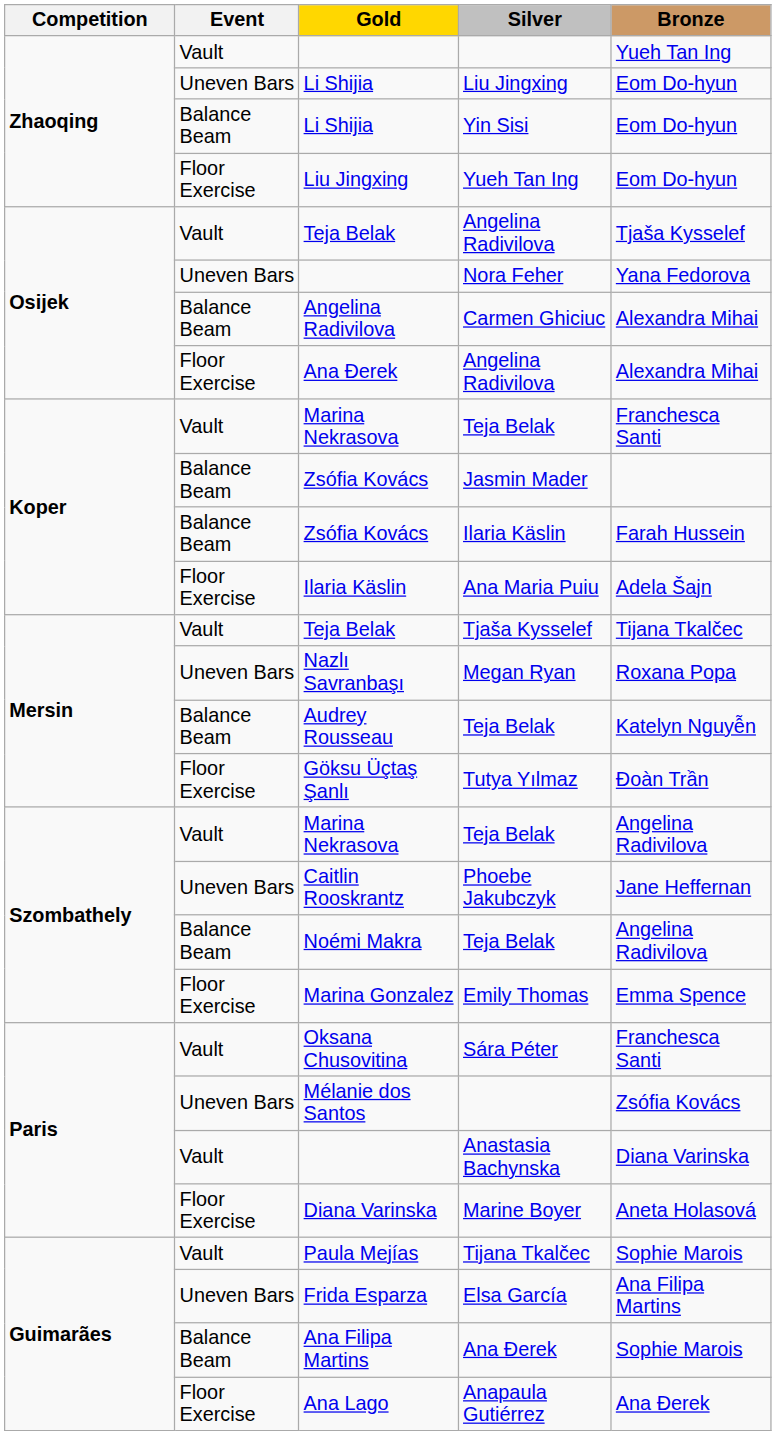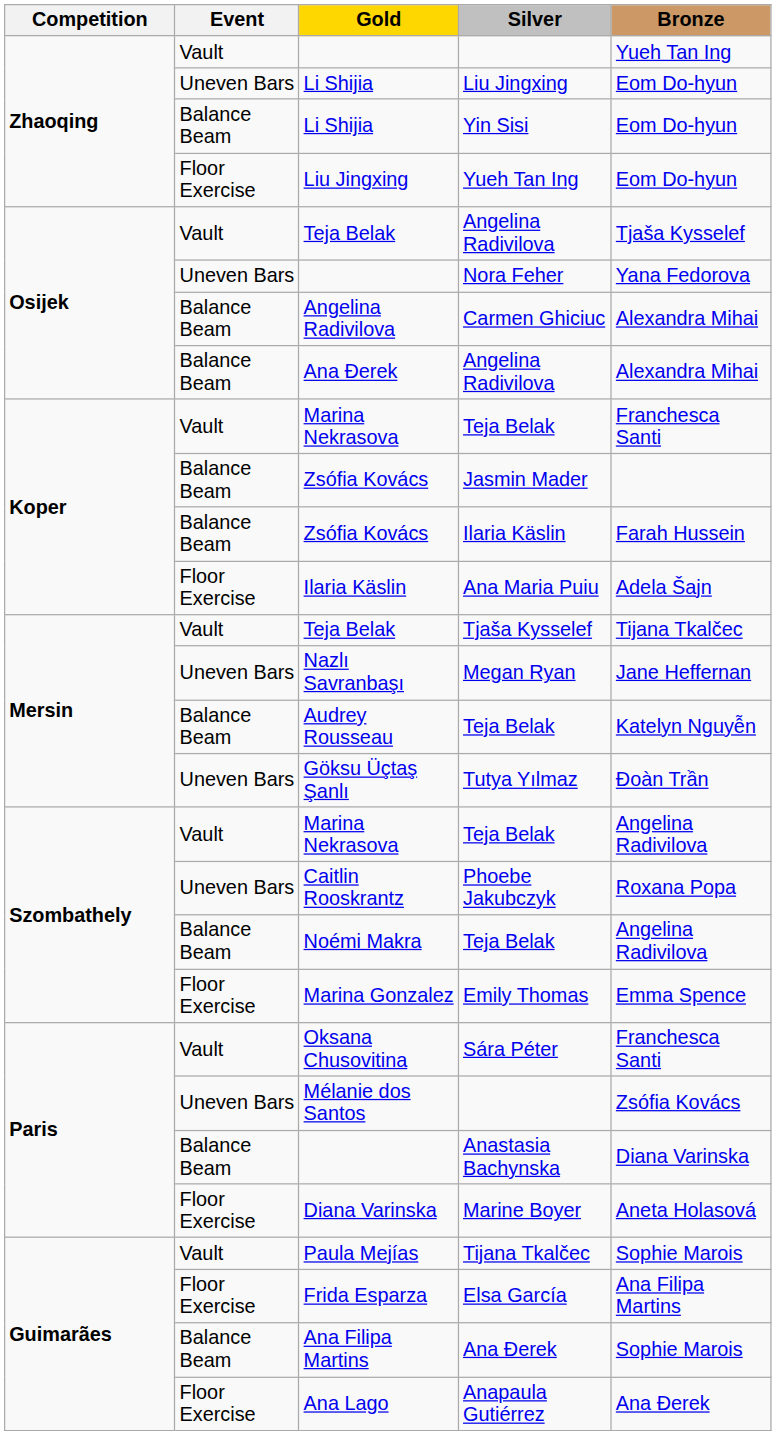(218, 372) Floor Exercise -> (215, 372) Balance Beam
(676, 672) Roxana Popa -> (684, 672) Jane Heffernan
(218, 780) Floor Exercise -> (237, 780) Uneven Bars
(684, 887) Jane Heffernan -> (676, 887) Roxana Popa
(201, 1156) Vault -> (215, 1156) Balance Beam
(237, 1295) Uneven Bars -> (218, 1295) Floor Exercise
